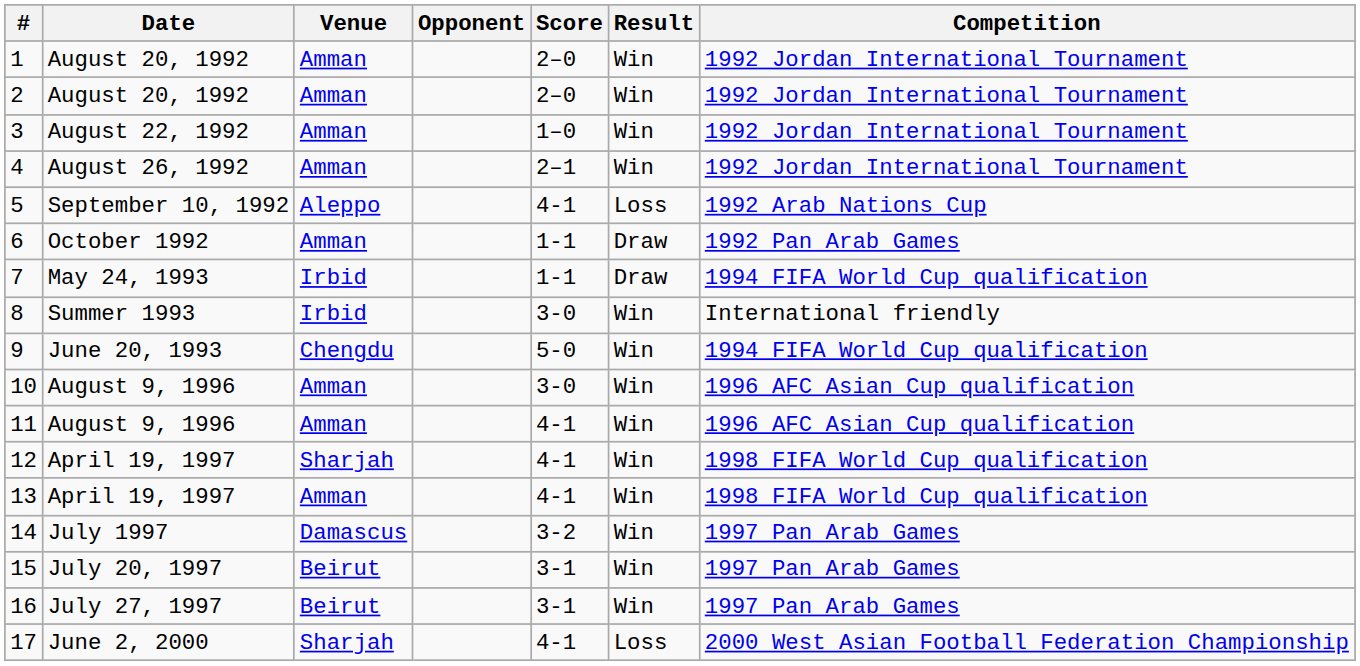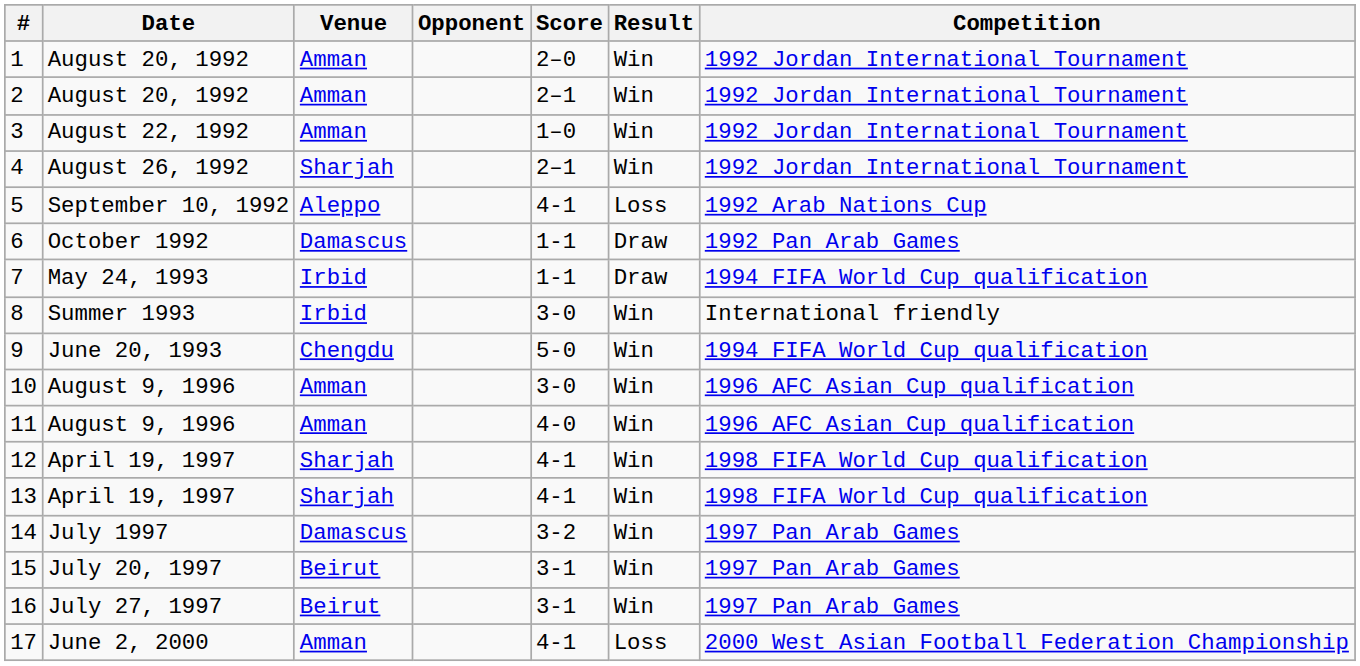(556, 96) 2–0 -> (556, 96) 2–1
(333, 169) Amman -> (347, 169) Sharjah
(333, 242) Amman -> (354, 242) Damascus
(556, 424) 4-1 -> (556, 424) 4-0
(333, 497) Amman -> (347, 497) Sharjah
(347, 643) Sharjah -> (333, 643) Amman
